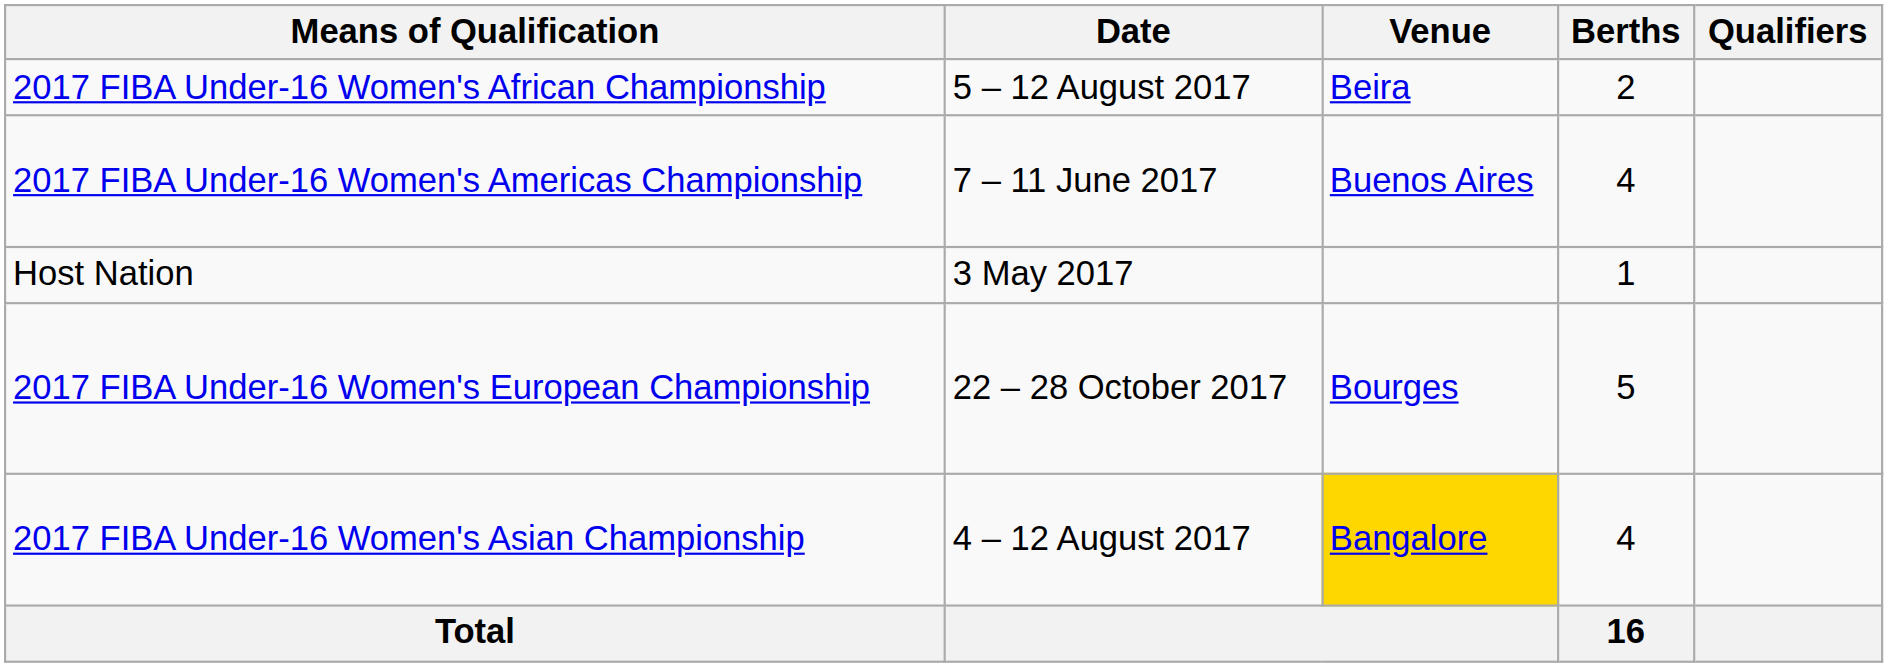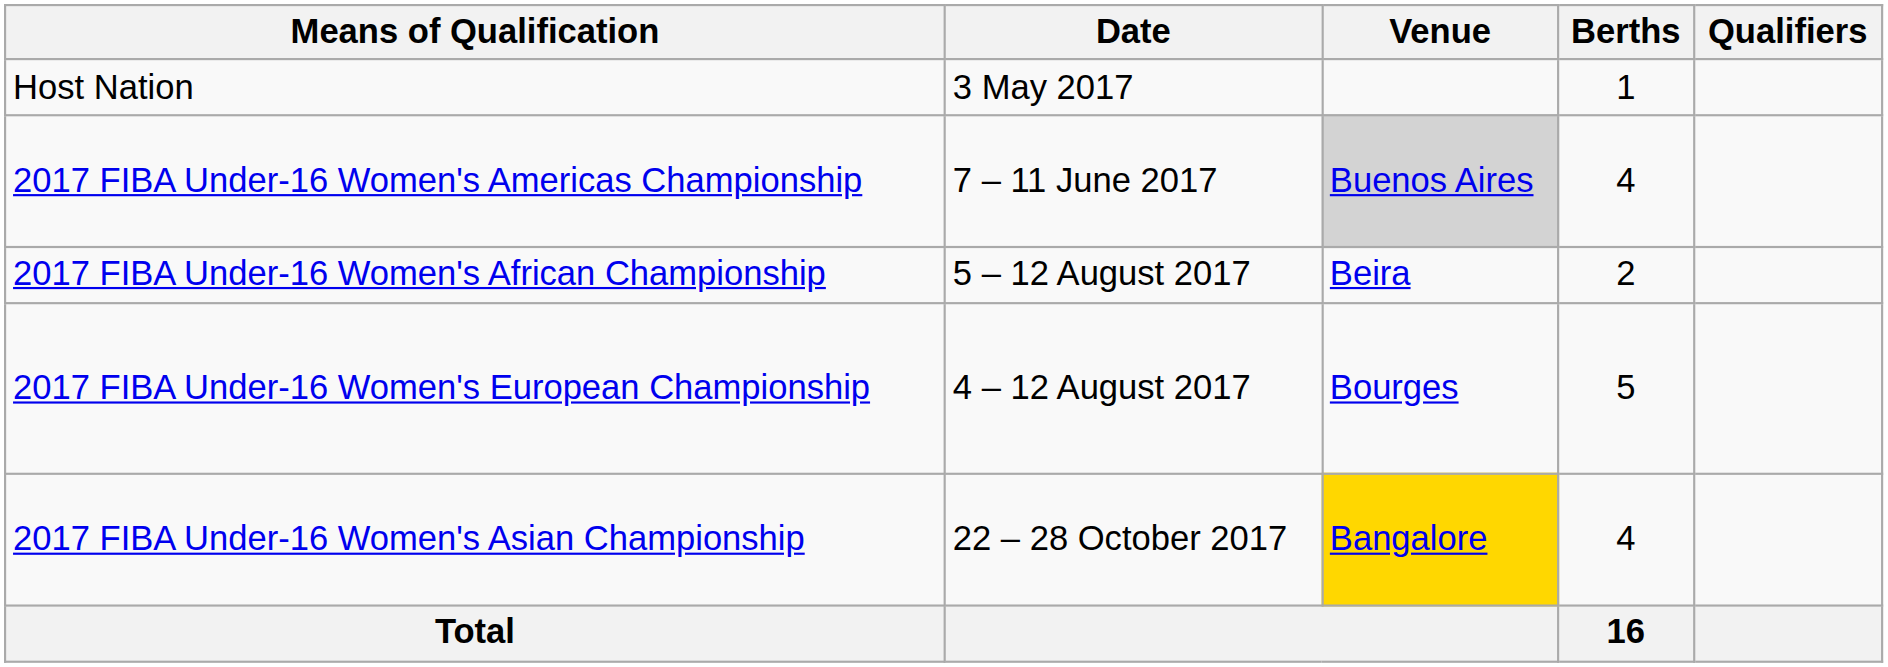rows swapped: (103, 274) <-> (419, 86)
(1432, 180) no background -> (1432, 180) lightgrey background
(1120, 387) 22 – 28 October 2017 -> (1102, 387) 4 – 12 August 2017
(1102, 539) 4 – 12 August 2017 -> (1120, 539) 22 – 28 October 2017
